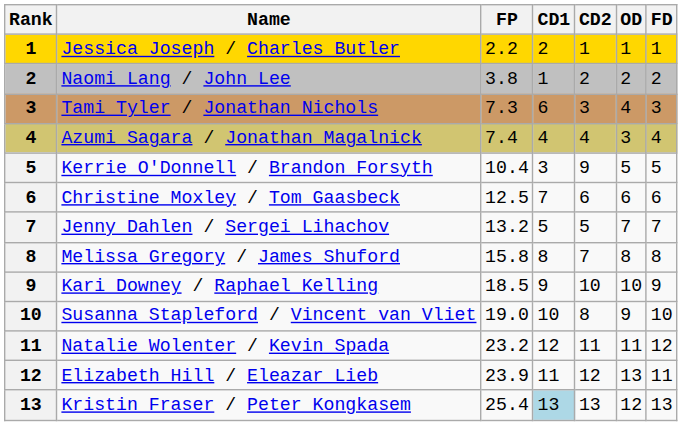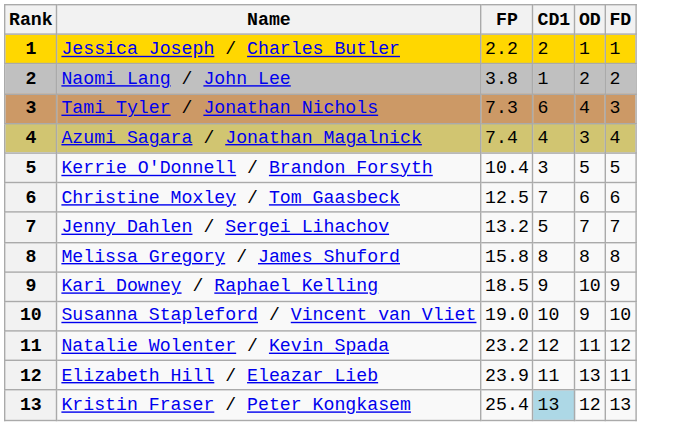- column: (595, 20)
